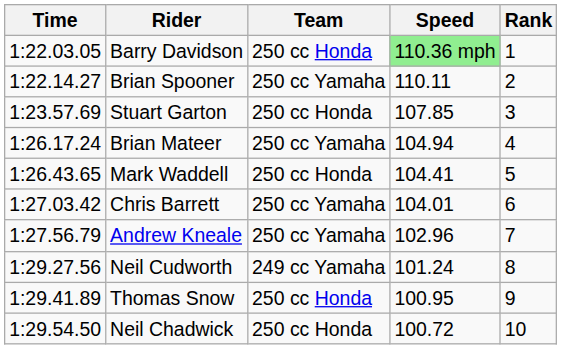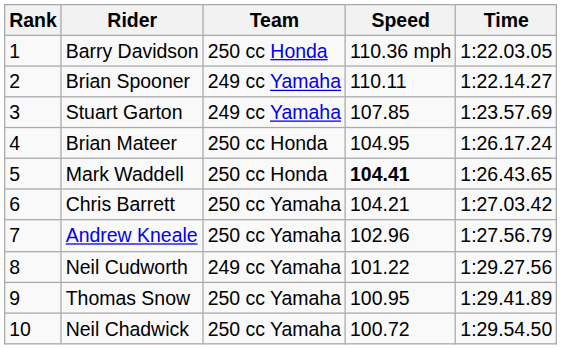columns swapped: (528, 20) <-> (55, 20)
(445, 51) lightgreen background -> (401, 51) no background
(319, 82) 250 cc Yamaha -> (274, 82) 249 cc Yamaha
(312, 113) 250 cc Honda -> (274, 113) 249 cc Yamaha
(319, 143) 250 cc Yamaha -> (268, 143) 250 cc Honda
(424, 143) 104.94 -> (380, 143) 104.95
(424, 174) normal -> (380, 174) bold
(424, 205) 104.01 -> (380, 205) 104.21
(424, 267) 101.24 -> (380, 267) 101.22
(312, 297) 250 cc Honda -> (274, 297) 250 cc Yamaha
(312, 328) 250 cc Honda -> (274, 328) 250 cc Yamaha
